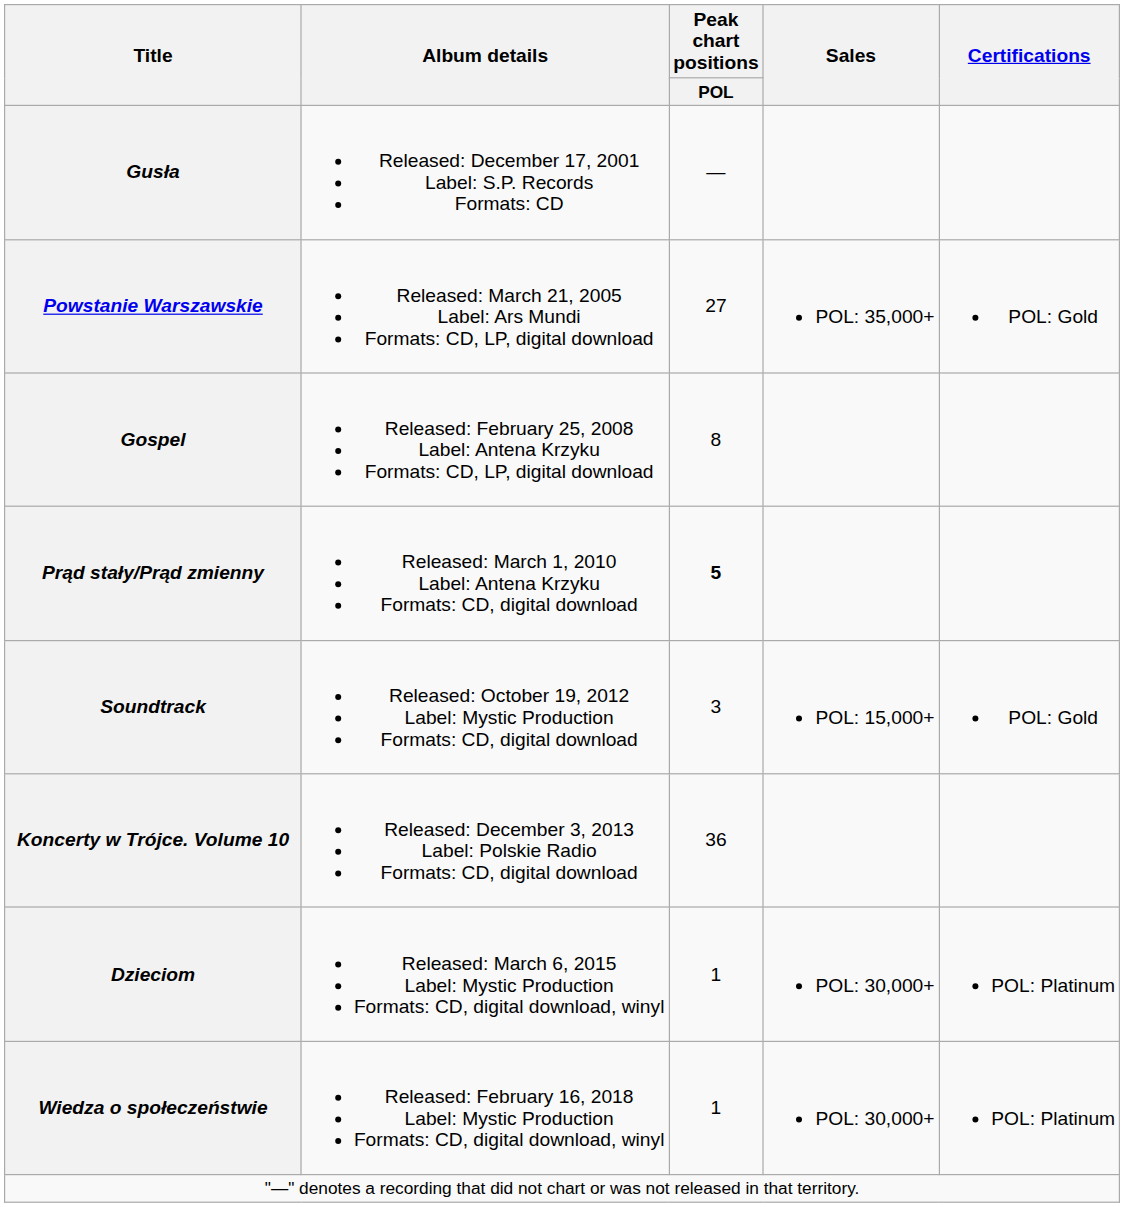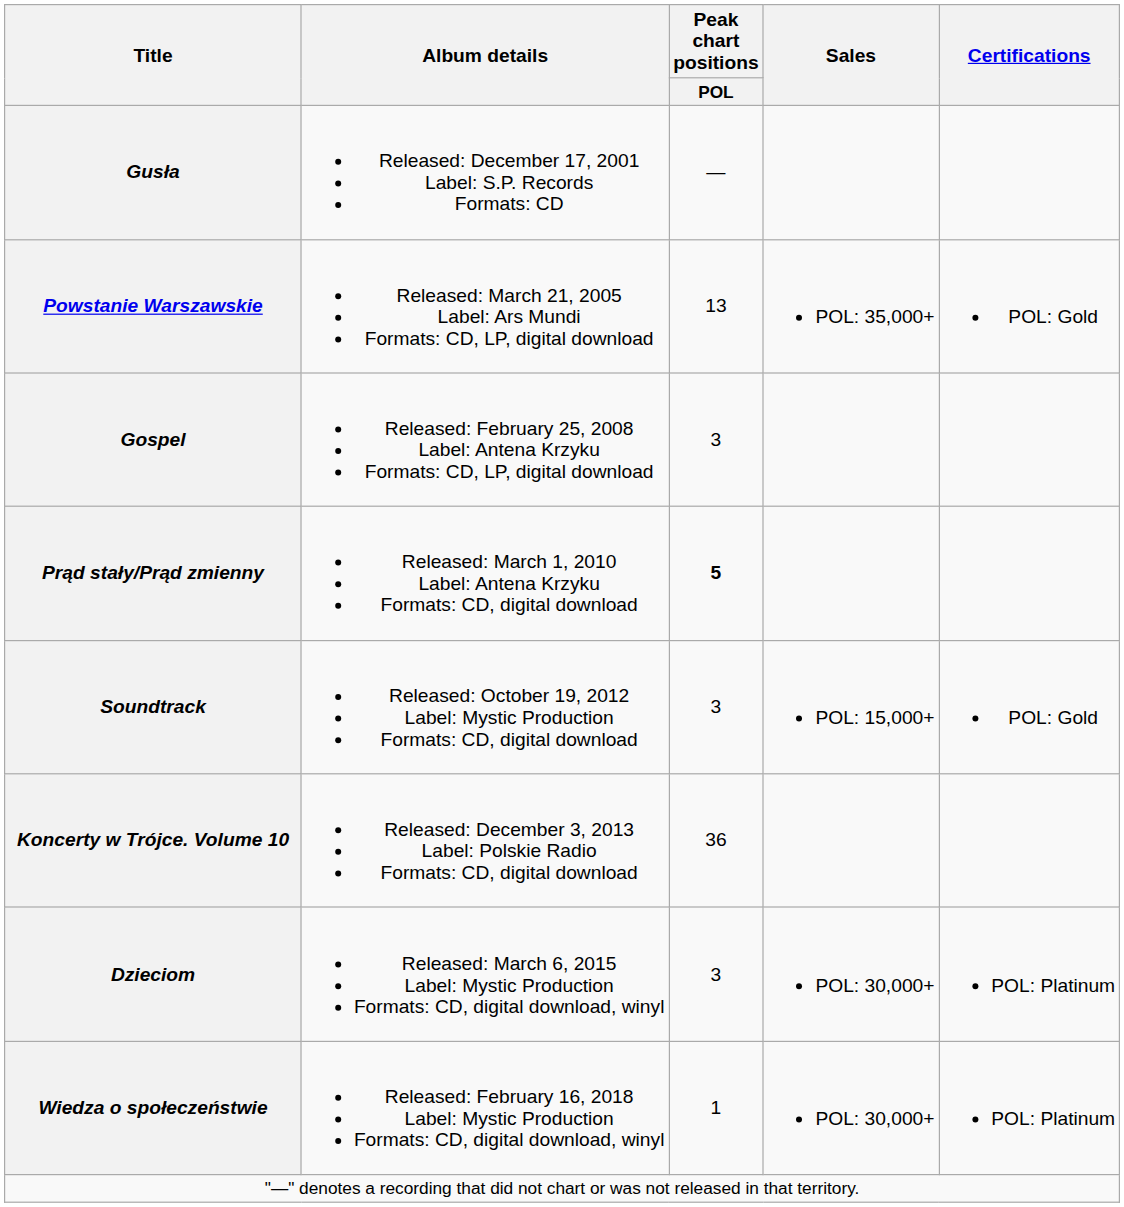(716, 305) 27 -> (716, 305) 13
(716, 439) 8 -> (716, 439) 3
(716, 974) 1 -> (716, 974) 3
